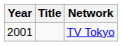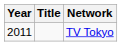(20, 31) 2001 -> (19, 31) 2011
